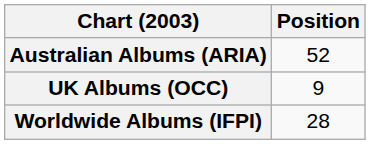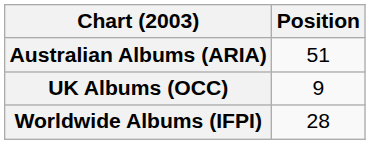(318, 54) 52 -> (318, 54) 51
